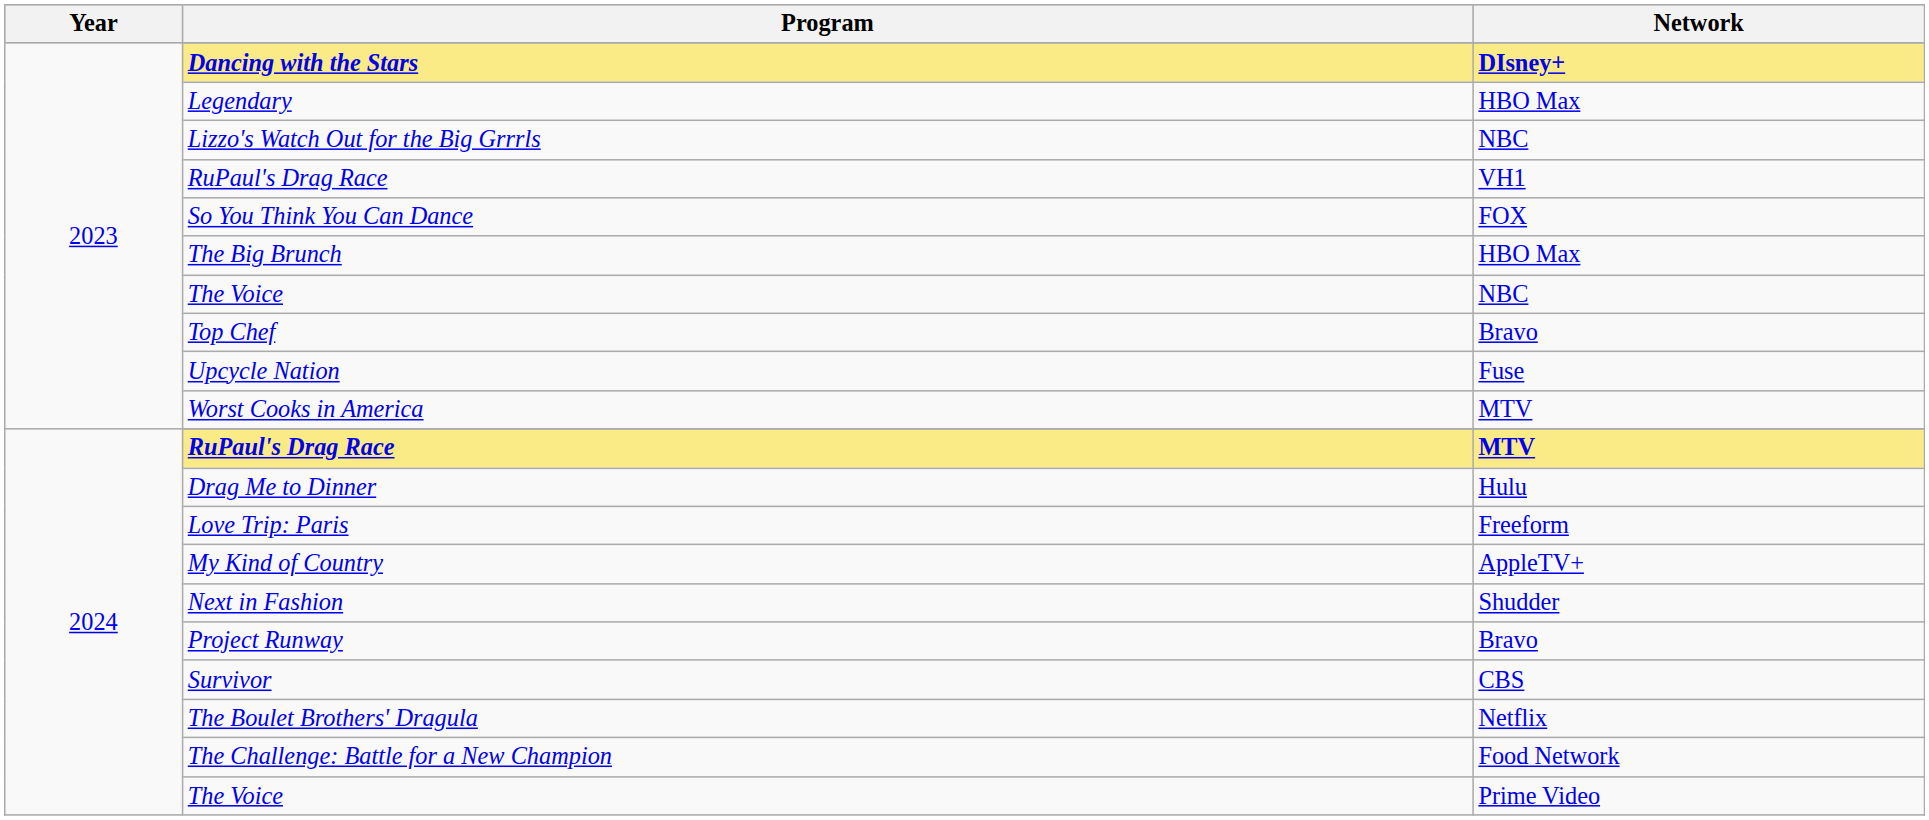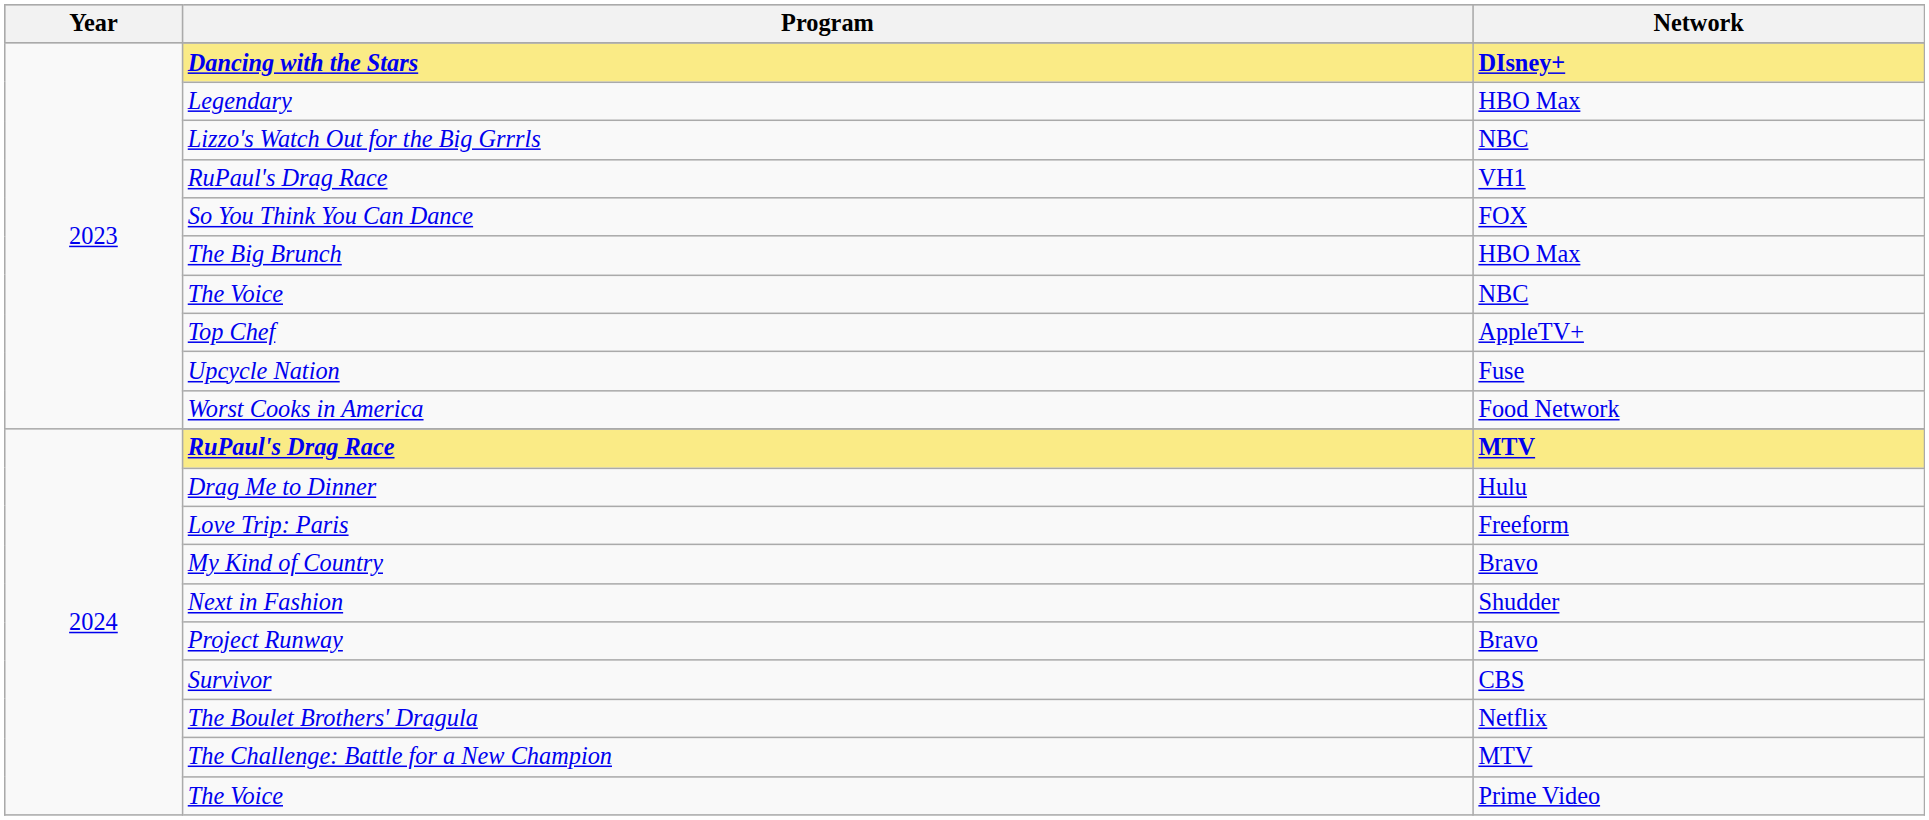(1508, 332) Bravo -> (1531, 332) AppleTV+
(1505, 409) MTV -> (1549, 409) Food Network
(1531, 563) AppleTV+ -> (1508, 563) Bravo
(1549, 756) Food Network -> (1505, 756) MTV
